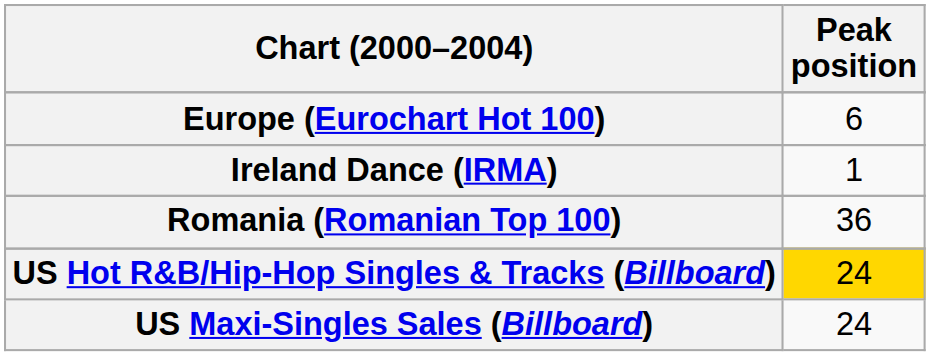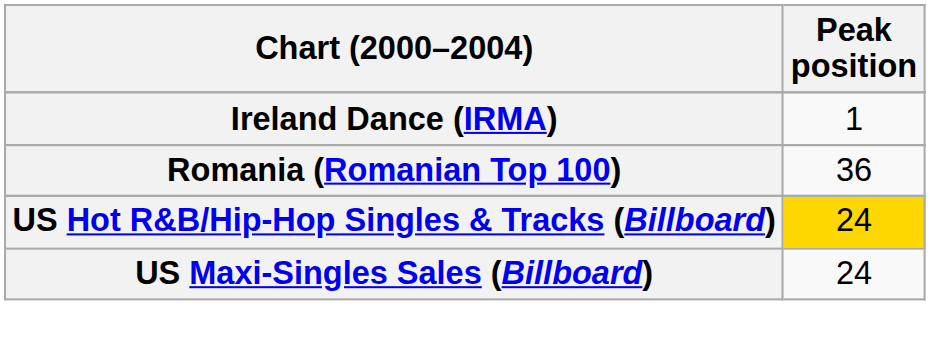- row: (394, 118)
